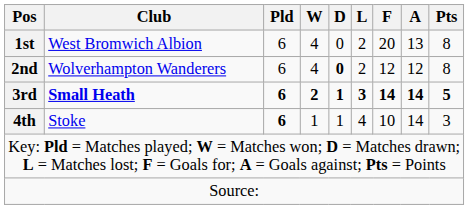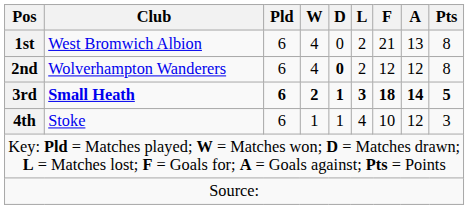(387, 43) 20 -> (387, 43) 21
(387, 95) 14 -> (387, 95) 18
(282, 120) bold -> (282, 120) normal
(415, 120) 14 -> (415, 120) 12
